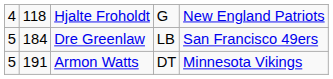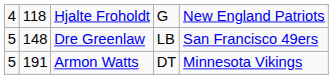(35, 39) 184 -> (35, 39) 148
